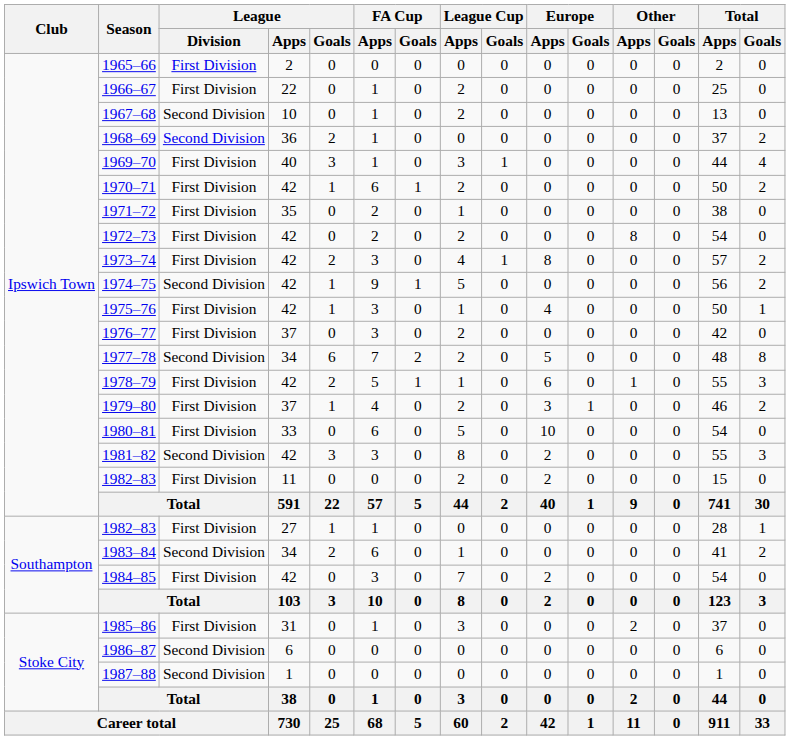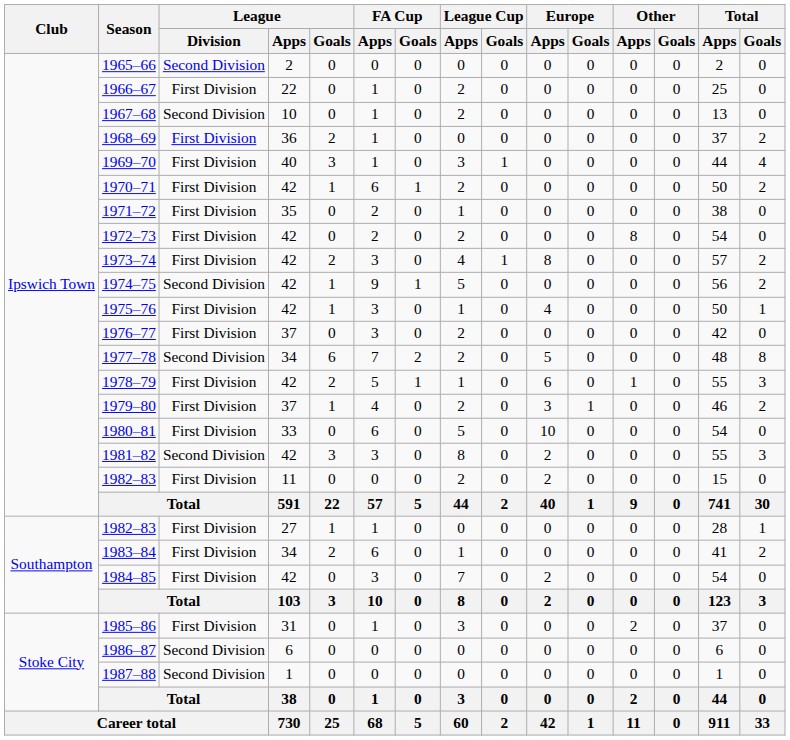(214, 65) First Division -> (214, 65) Second Division
(214, 138) Second Division -> (214, 138) First Division
(214, 552) Second Division -> (214, 552) First Division
